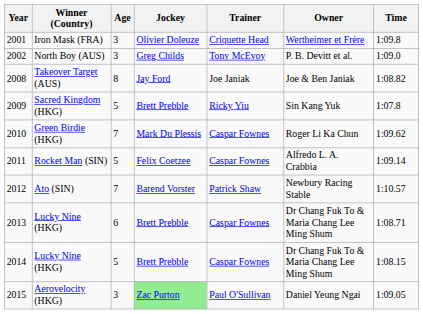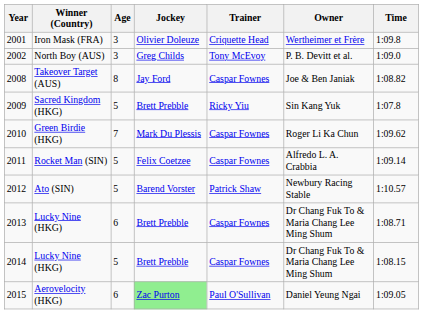(229, 78) Joe Janiak -> (239, 78) Caspar Fownes
(116, 189) 7 -> (116, 189) 5
(116, 295) 3 -> (116, 295) 6
